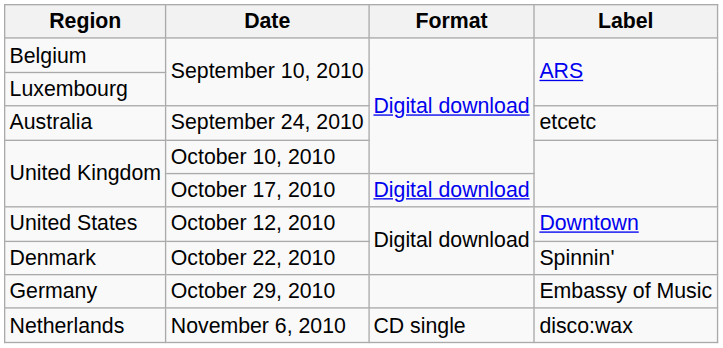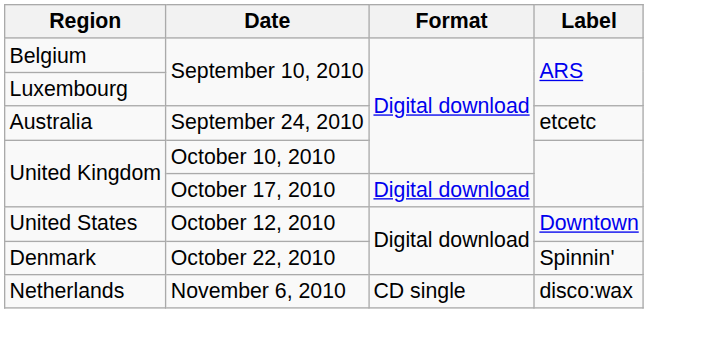- row: (53, 291)
